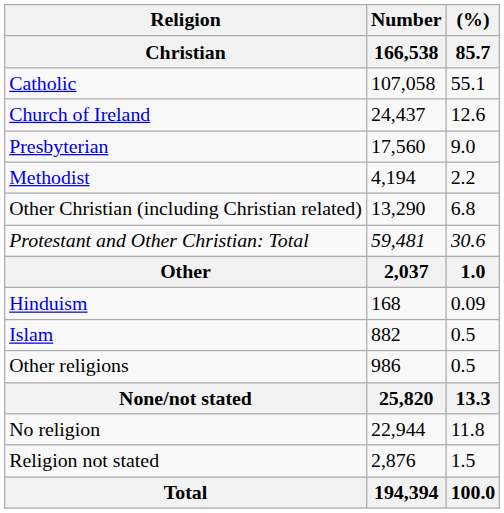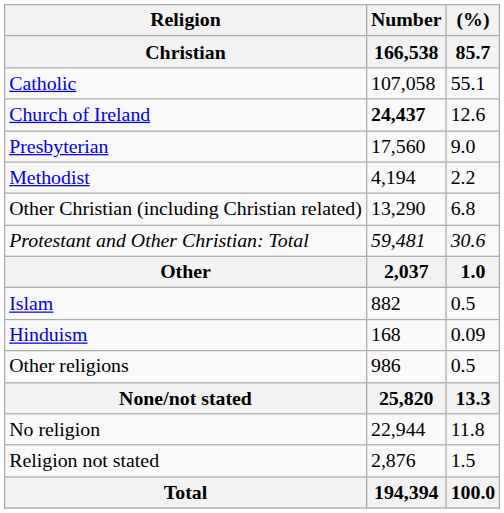(398, 114) normal -> (398, 114) bold
rows swapped: (31, 334) <-> (48, 303)
